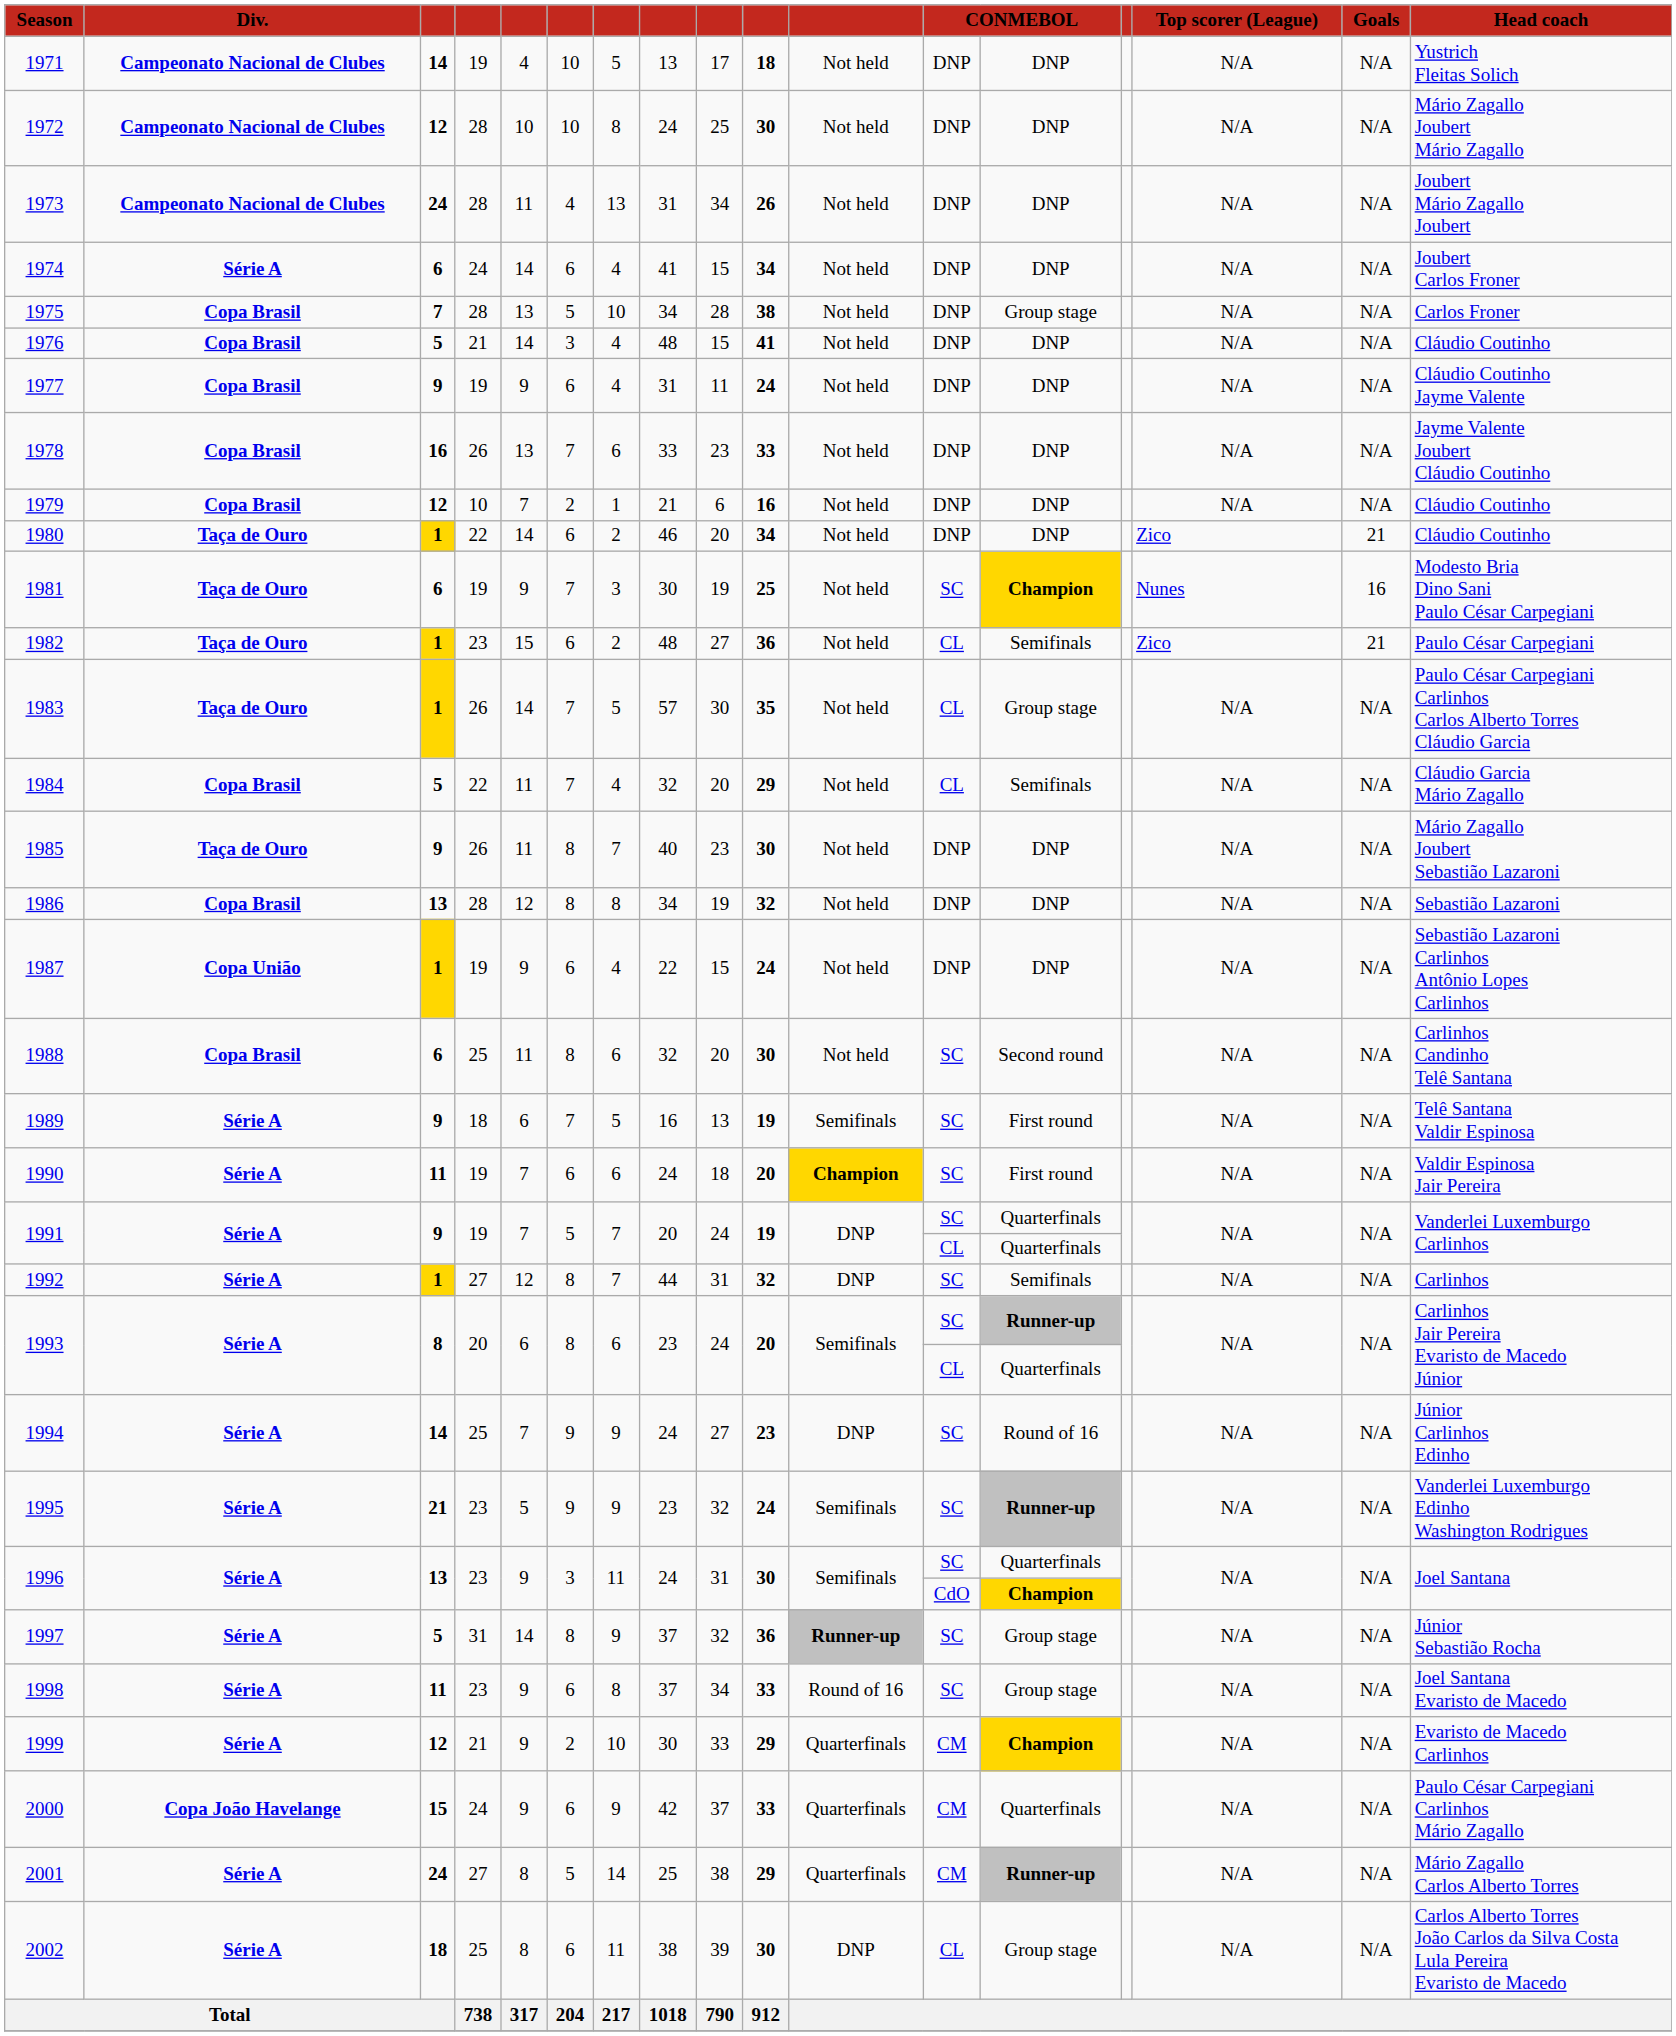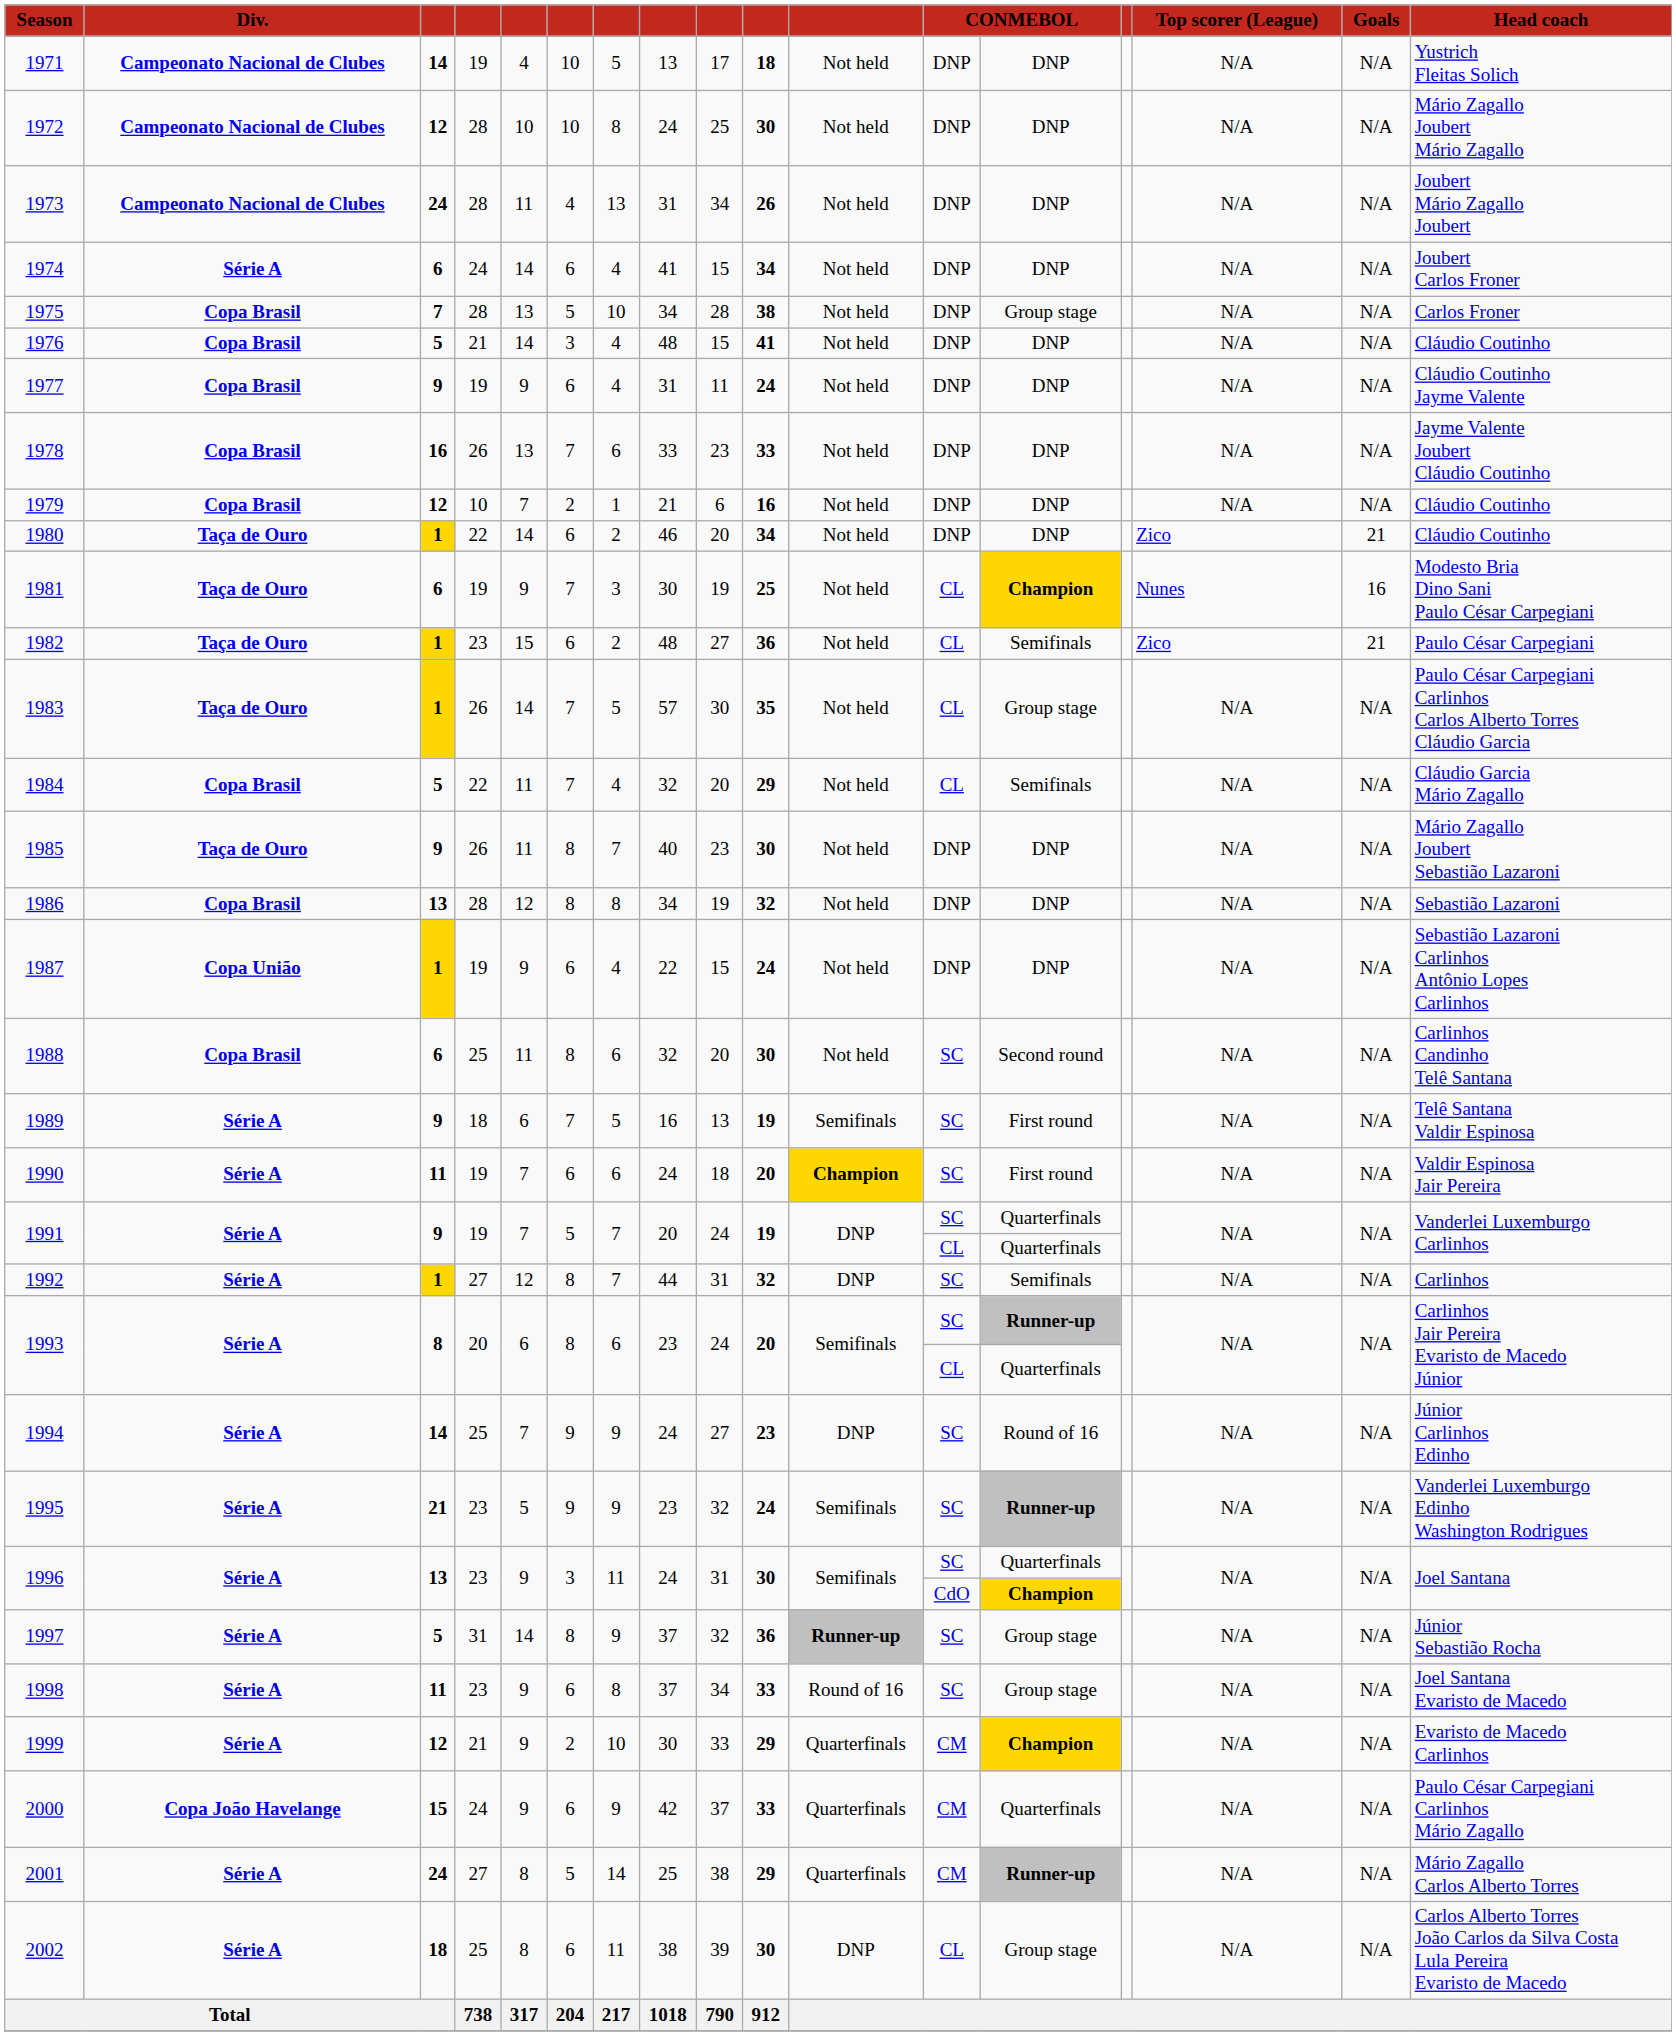(952, 589) SC -> (952, 589) CL
